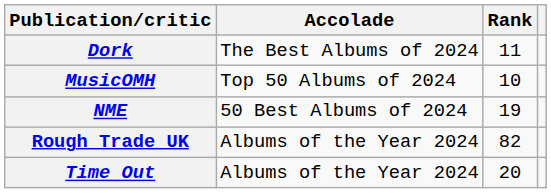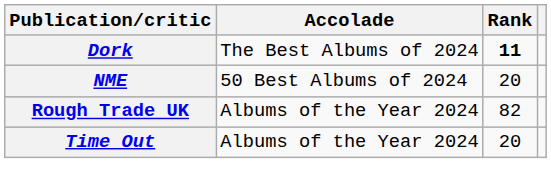(510, 50) normal -> (510, 50) bold
- row: (110, 81)
(510, 112) 19 -> (510, 81) 20
